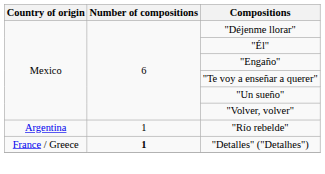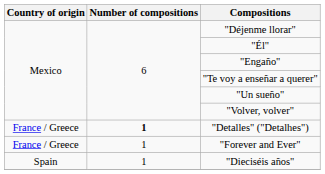- row: (260, 128)
+ row: (260, 144)
+ row: (260, 161)
